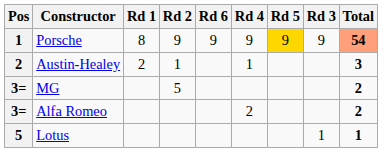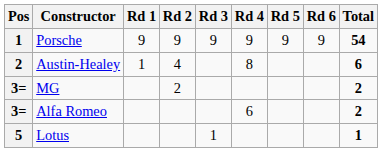columns swapped: (321, 16) <-> (213, 16)
(141, 40) 8 -> (141, 40) 9
(285, 40) gold background -> (285, 40) no background
(358, 40) lightsalmon background -> (358, 40) no background
(141, 64) 2 -> (141, 64) 1
(177, 64) 1 -> (177, 64) 4
(249, 64) 1 -> (249, 64) 8
(358, 64) 3 -> (358, 64) 6
(177, 88) 5 -> (177, 88) 2
(249, 111) 2 -> (249, 111) 6
